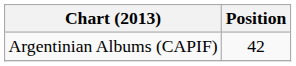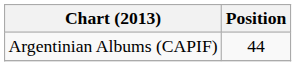(256, 46) 42 -> (256, 46) 44
